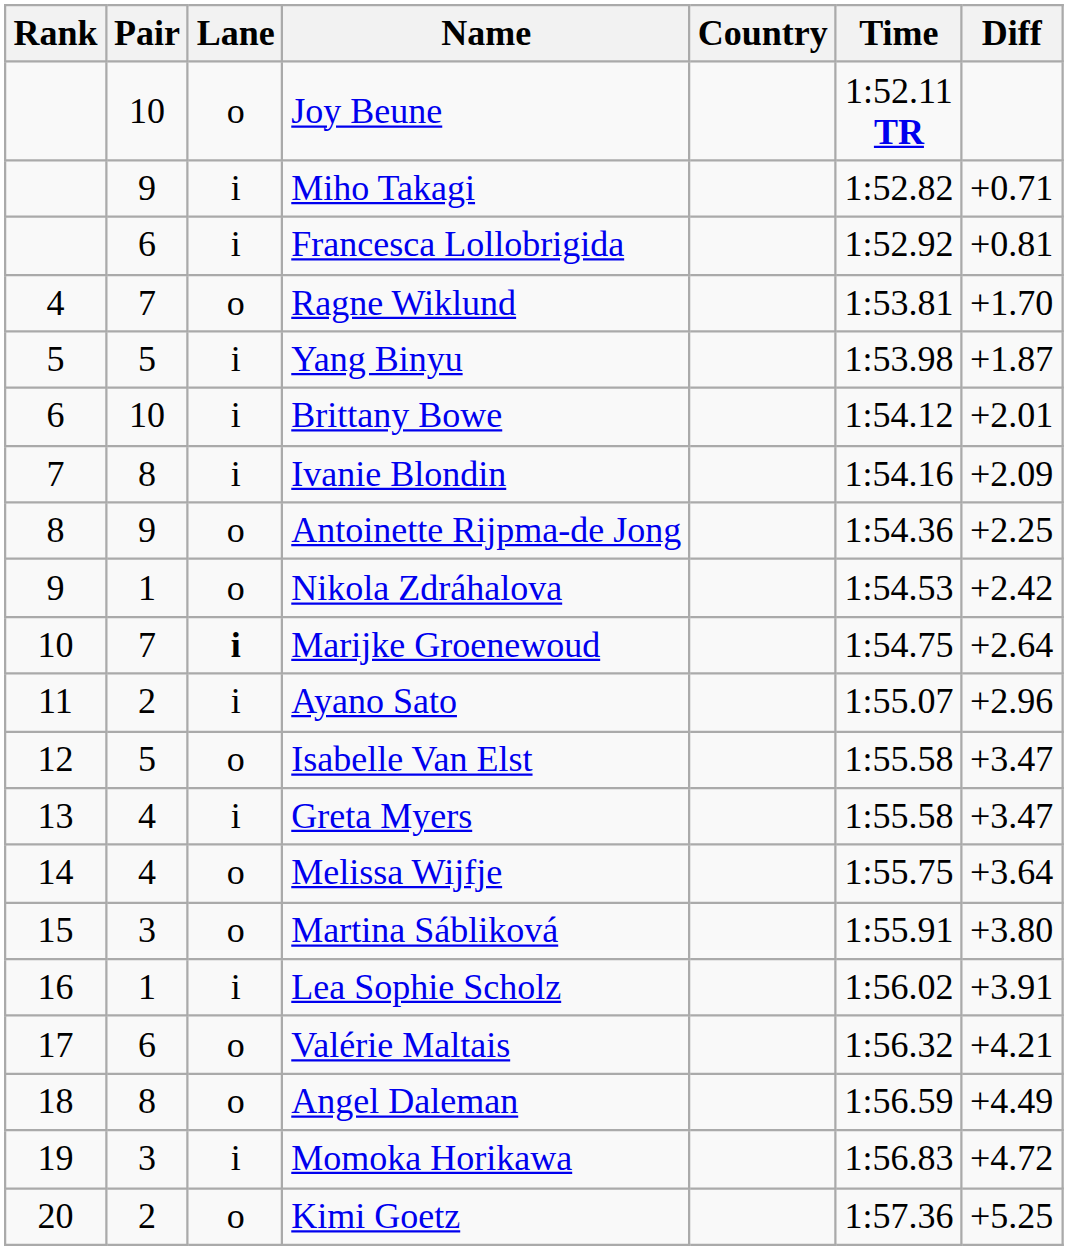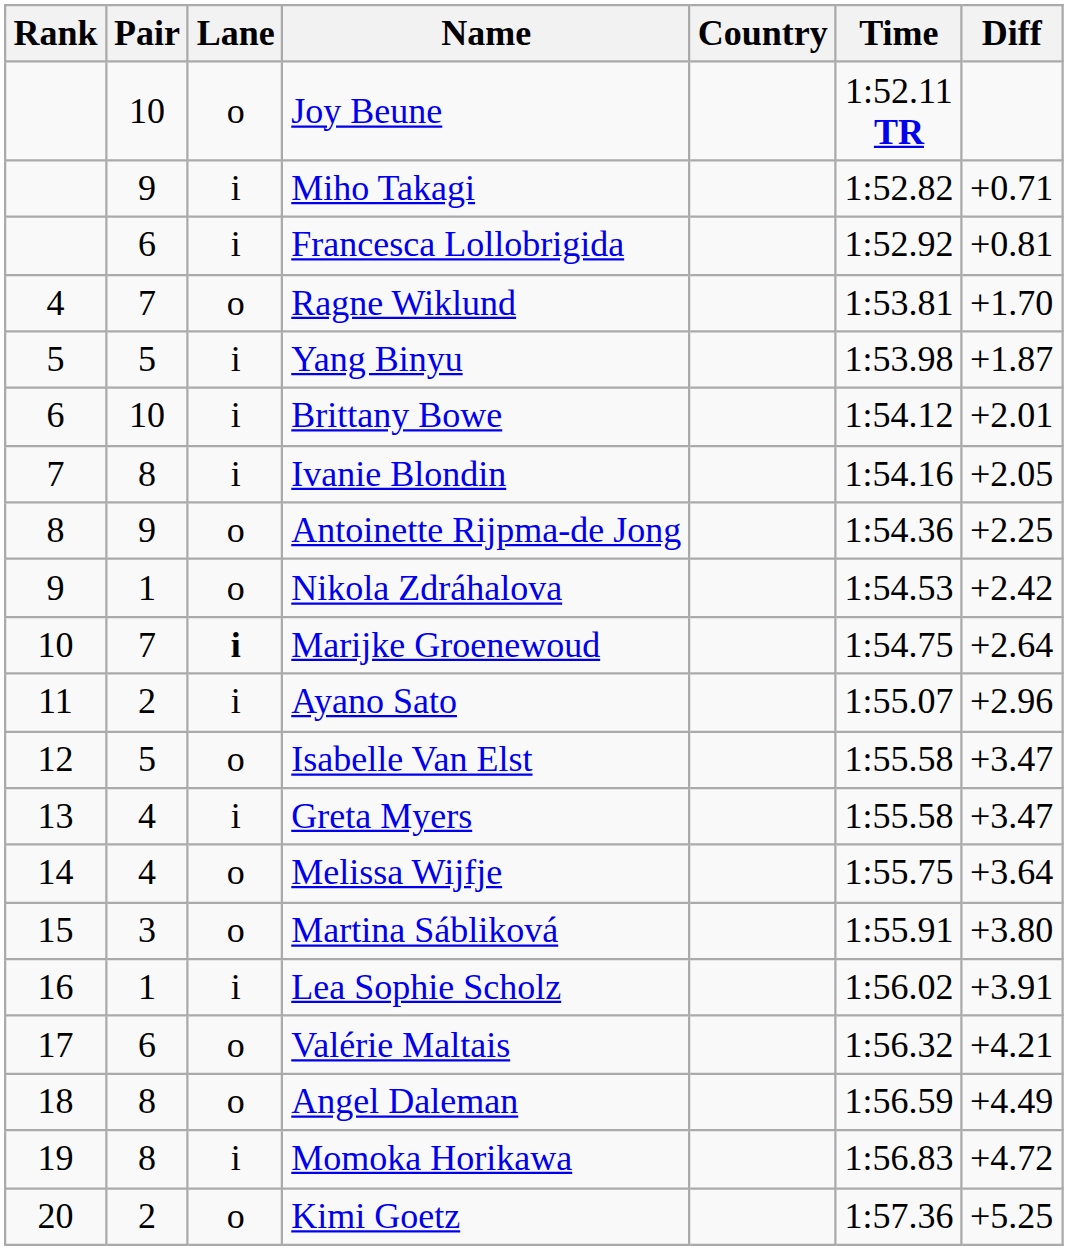(1012, 473) +2.09 -> (1012, 473) +2.05
(147, 1158) 3 -> (147, 1158) 8
